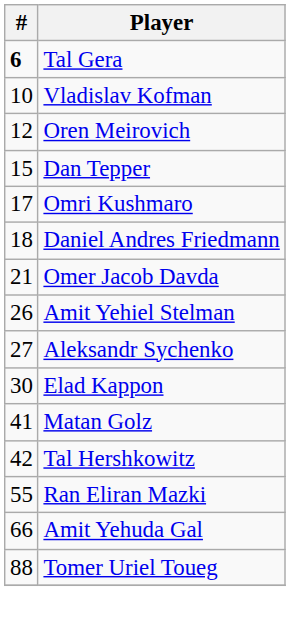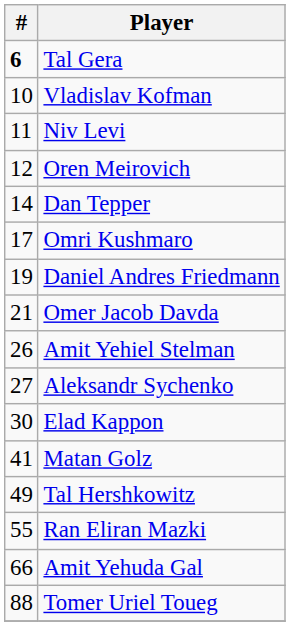+ row: (84, 131)
(21, 167) 15 -> (21, 204) 14
(21, 240) 18 -> (21, 276) 19
(21, 458) 42 -> (21, 494) 49
